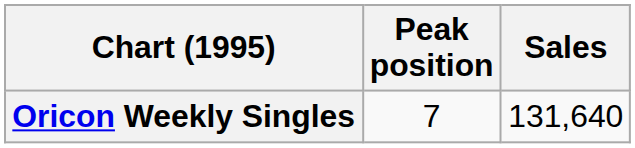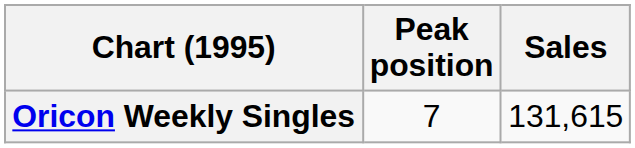(566, 116) 131,640 -> (566, 116) 131,615
